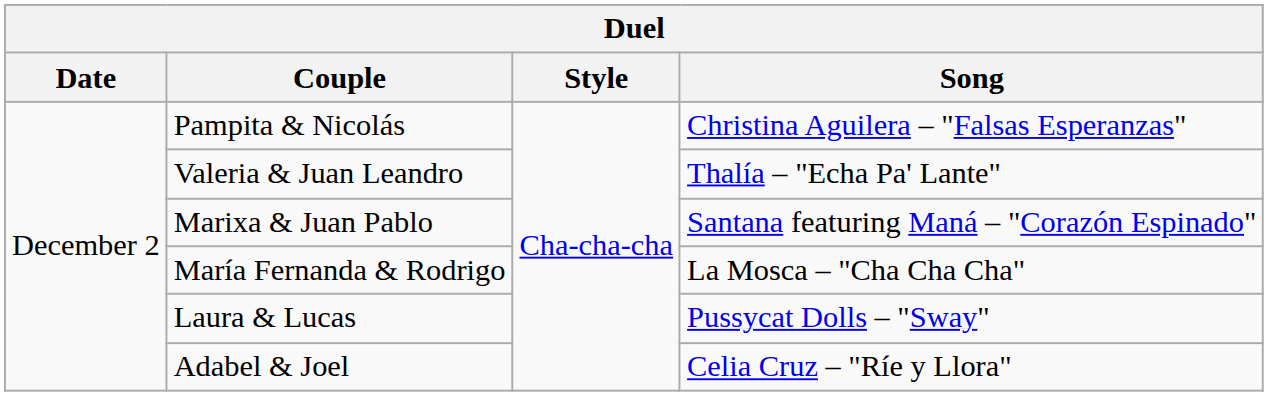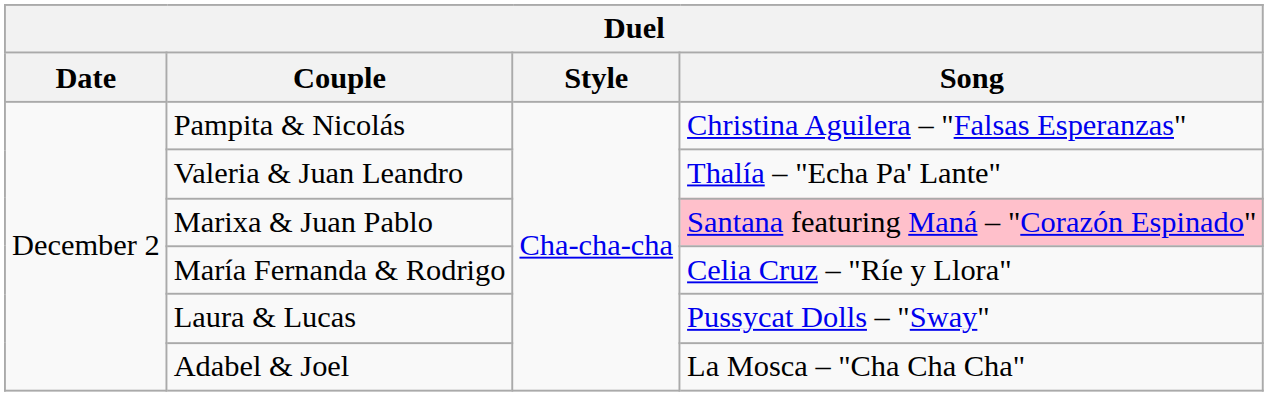(972, 221) no background -> (972, 221) pink background
(856, 269) La Mosca – "Cha Cha Cha" -> (849, 269) Celia Cruz – "Ríe y Llora"
(849, 366) Celia Cruz – "Ríe y Llora" -> (856, 366) La Mosca – "Cha Cha Cha"
